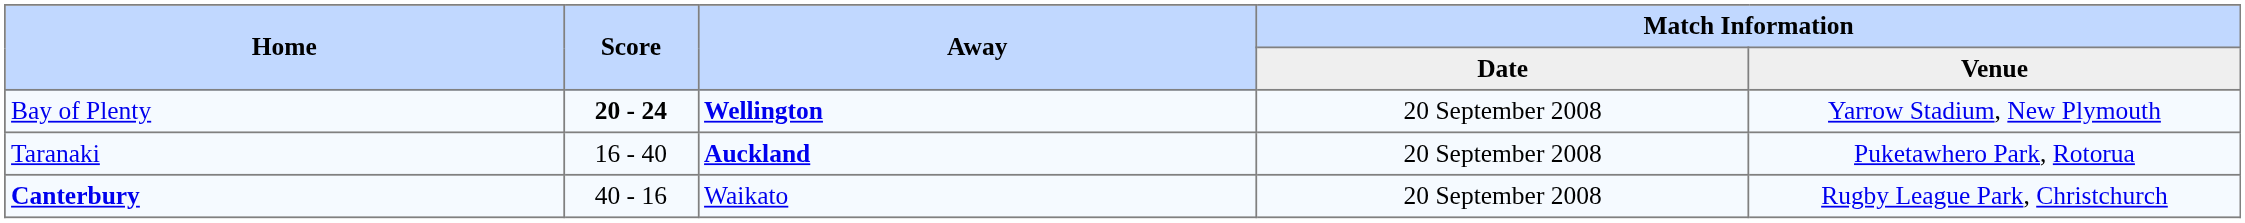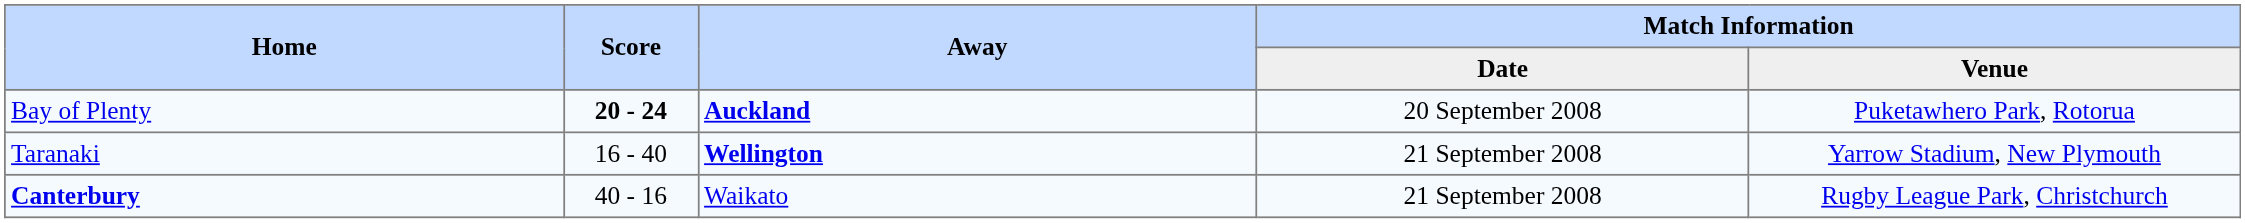(764, 110) Wellington -> (757, 110) Auckland
(1994, 110) Yarrow Stadium, New Plymouth -> (1994, 110) Puketawhero Park, Rotorua
(757, 153) Auckland -> (764, 153) Wellington
(1503, 153) 20 September 2008 -> (1503, 153) 21 September 2008
(1994, 153) Puketawhero Park, Rotorua -> (1994, 153) Yarrow Stadium, New Plymouth
(1503, 195) 20 September 2008 -> (1503, 195) 21 September 2008
